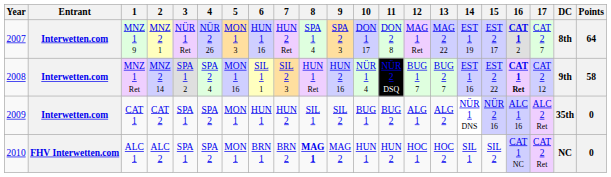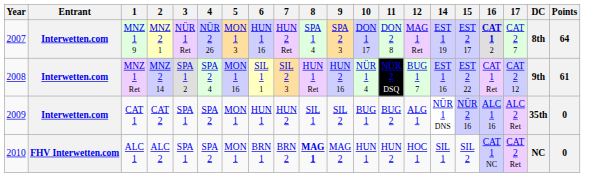- column: (444, 11)
(518, 76) bold -> (492, 76) normal
(591, 76) 58 -> (565, 76) 61
